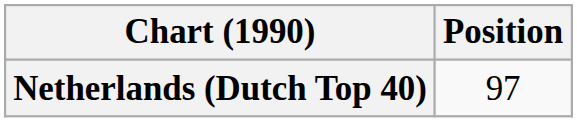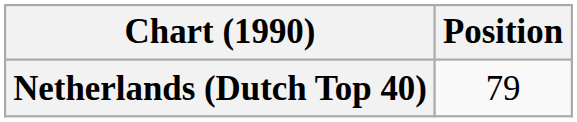(503, 87) 97 -> (503, 87) 79
